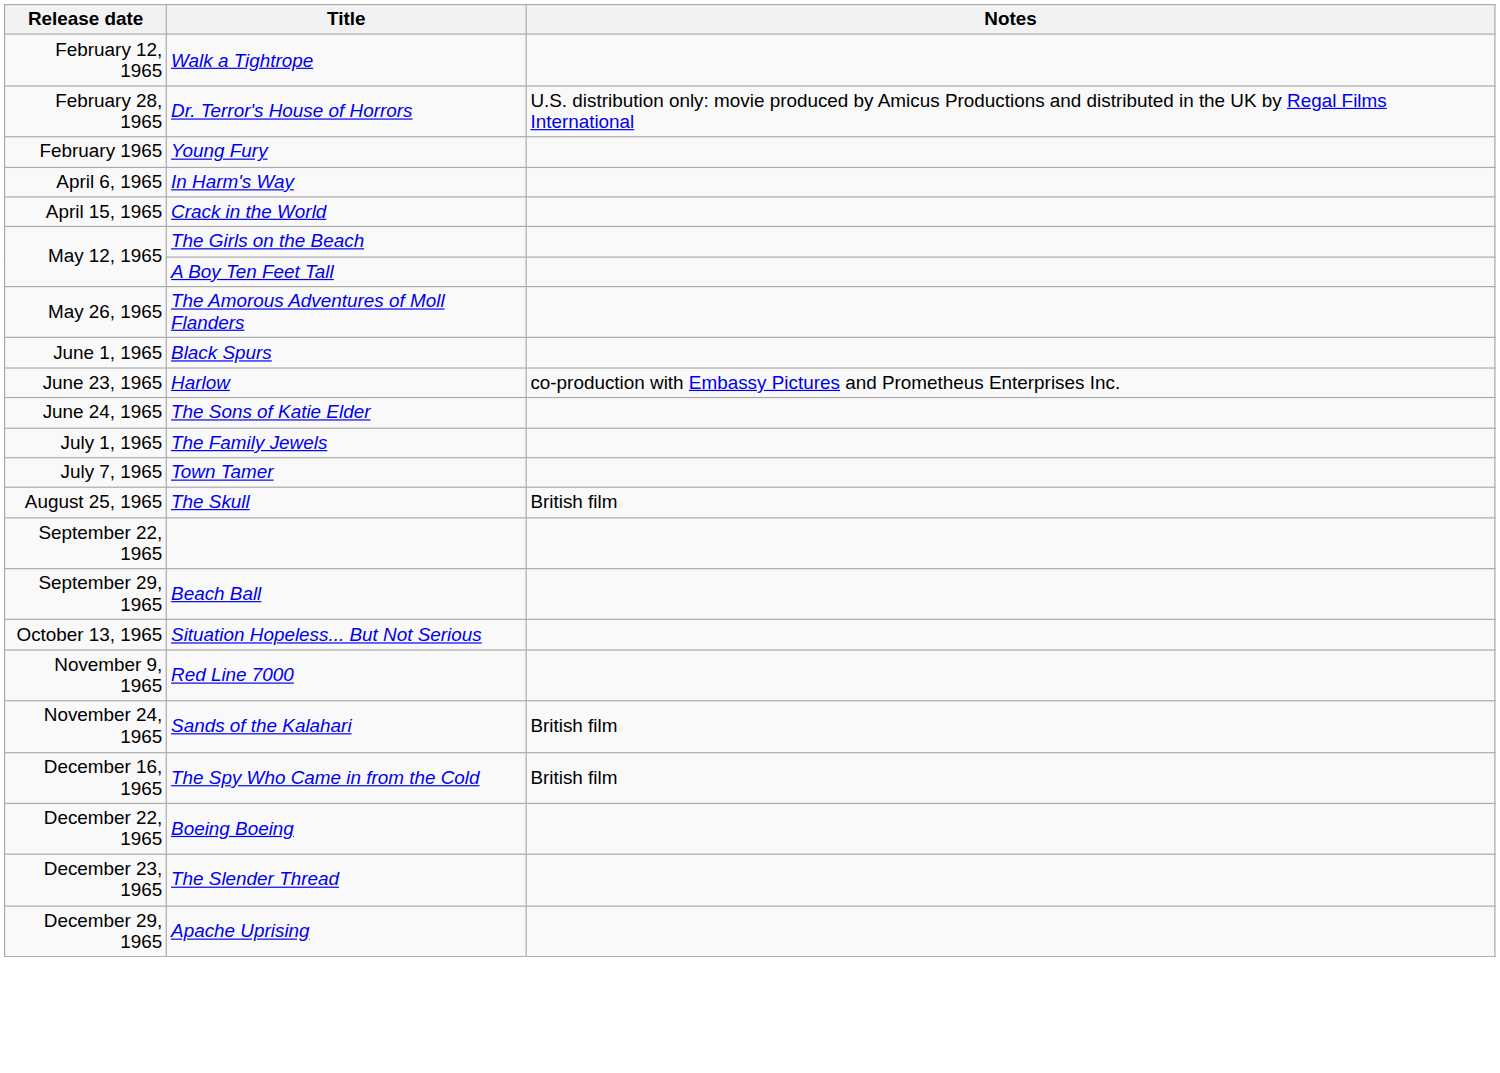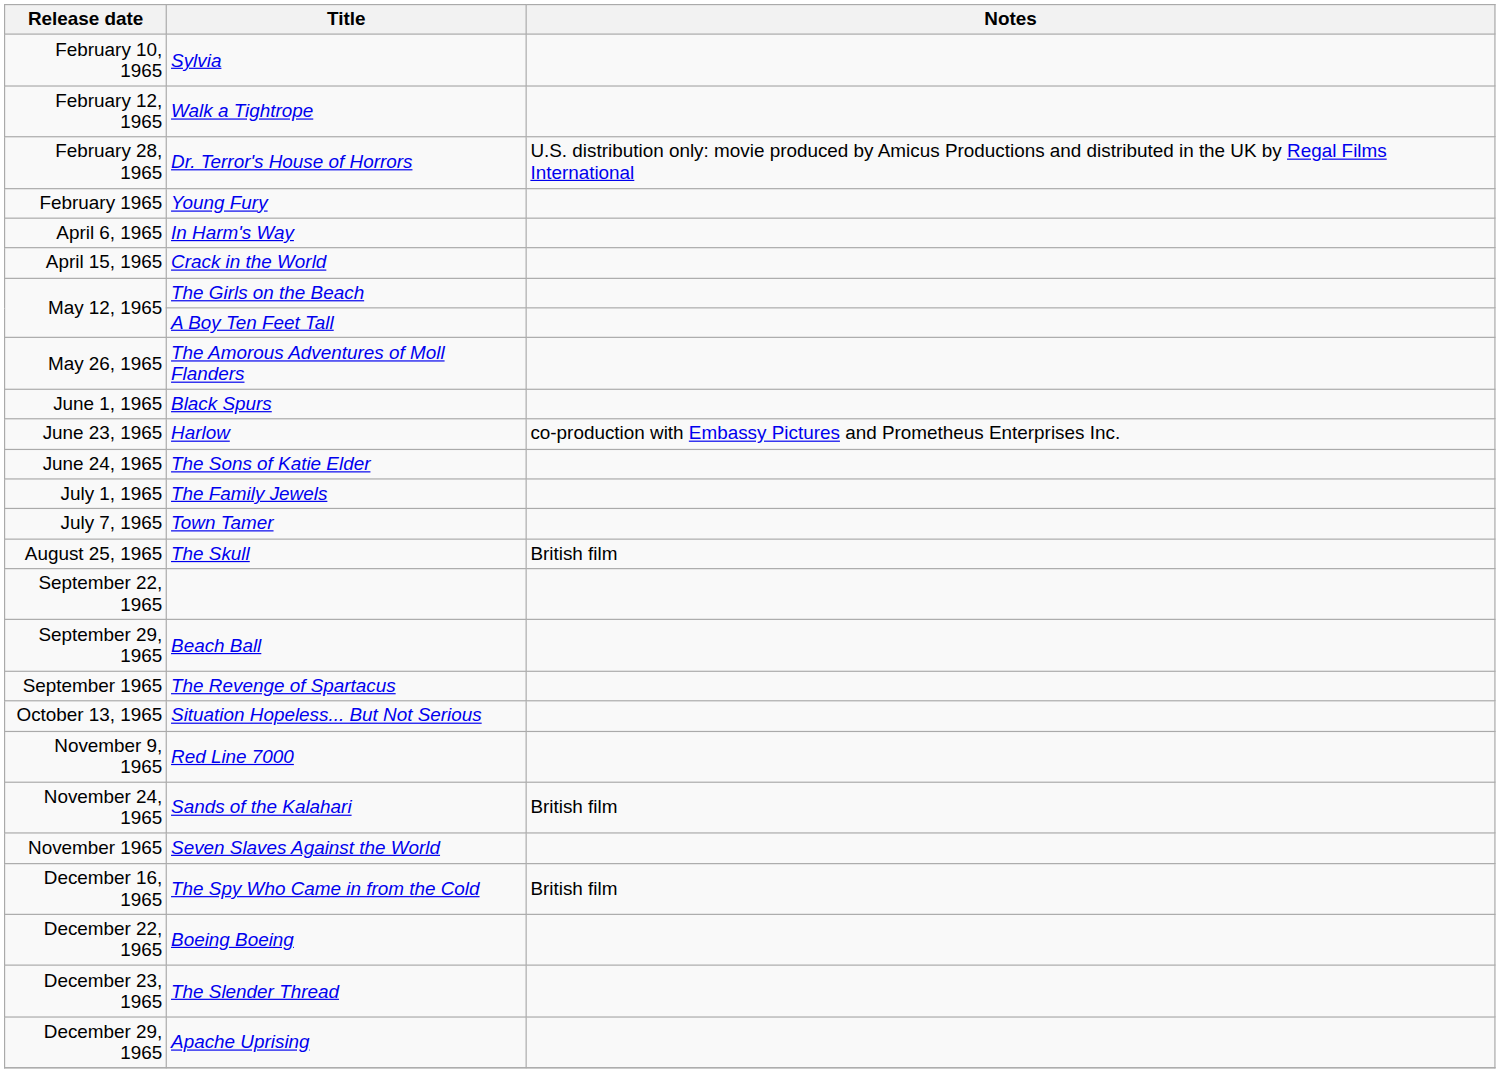+ row: (109, 60)
+ row: (93, 685)
+ row: (95, 848)
